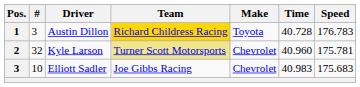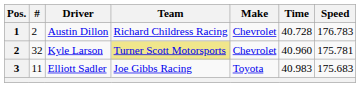(34, 32) 3 -> (34, 32) 2
(171, 32) gold background -> (171, 32) no background
(248, 32) Toyota -> (255, 32) Chevrolet
(37, 68) 10 -> (37, 68) 11
(255, 68) Chevrolet -> (248, 68) Toyota
